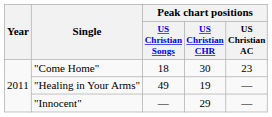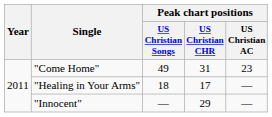(163, 68) 18 -> (163, 68) 49
(205, 68) 30 -> (205, 68) 31
(163, 85) 49 -> (163, 85) 18
(205, 85) 19 -> (205, 85) 17
